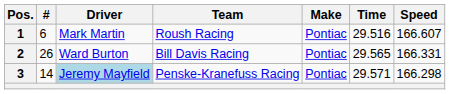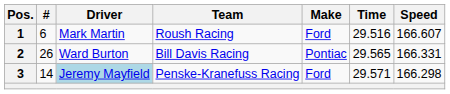(326, 34) Pontiac -> (318, 34) Ford
(326, 74) Pontiac -> (318, 74) Ford
